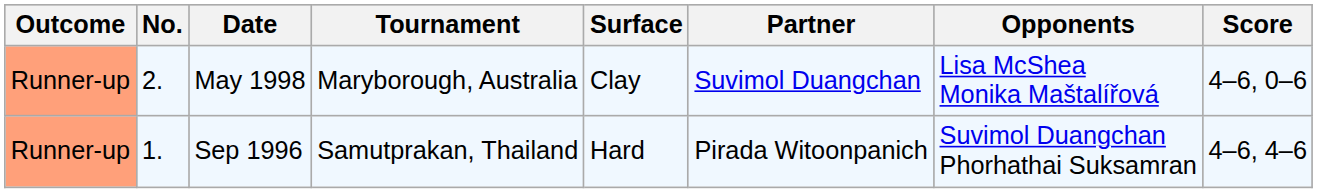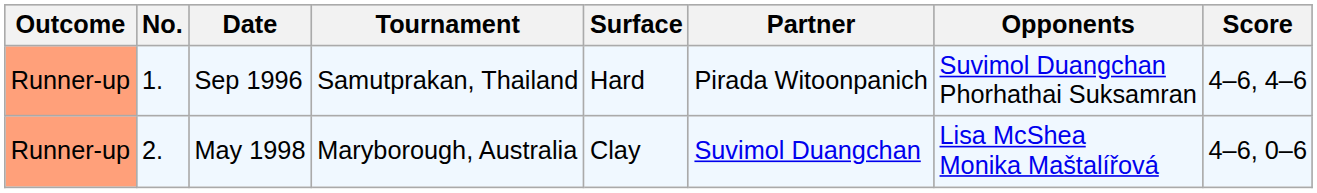rows swapped: (249, 150) <-> (250, 80)
